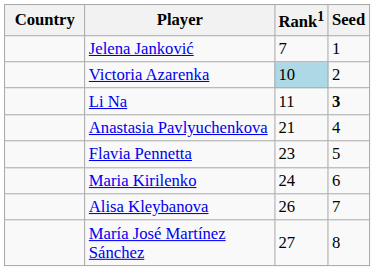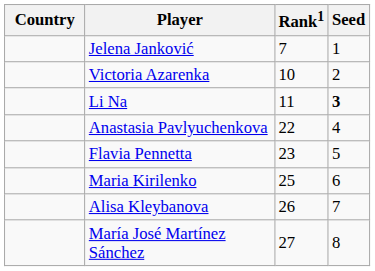(287, 74) lightblue background -> (287, 74) no background
(287, 127) 21 -> (287, 127) 22
(287, 180) 24 -> (287, 180) 25
